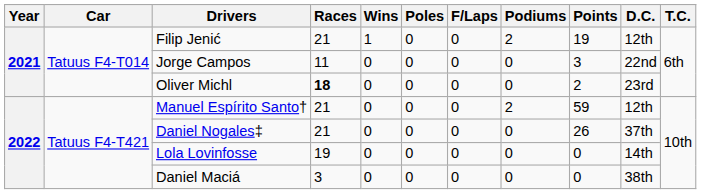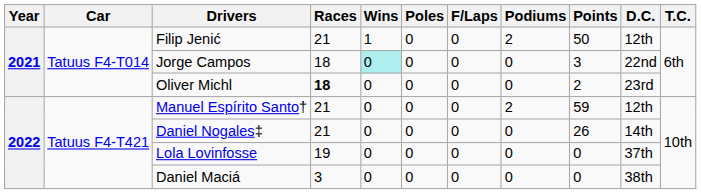(581, 39) 19 -> (581, 39) 50
(322, 61) 11 -> (322, 61) 18
(368, 61) no background -> (368, 61) paleturquoise background
(639, 130) 37th -> (639, 130) 14th
(639, 153) 14th -> (639, 153) 37th
